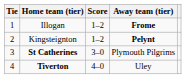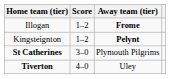- column: (12, 11)
